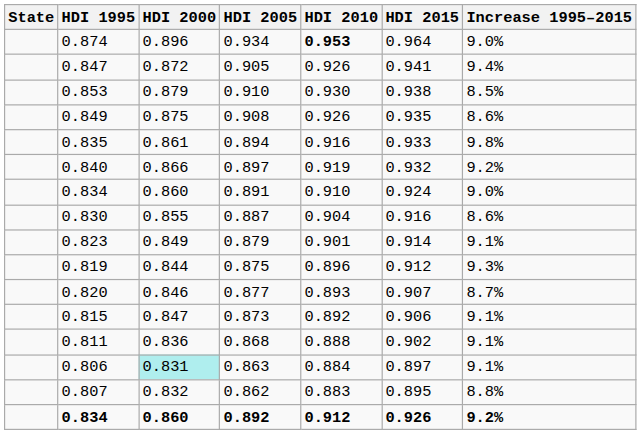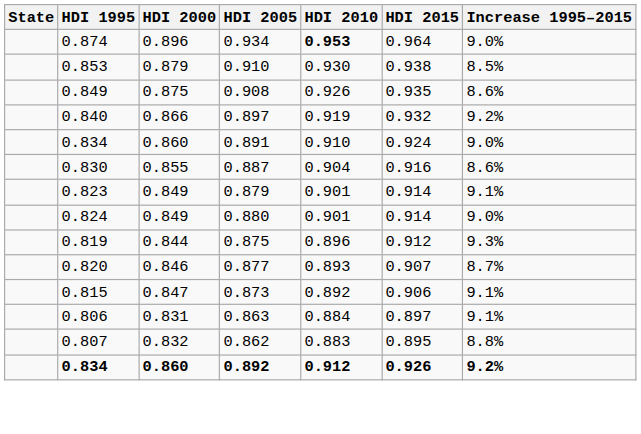- row: (247, 67)
- row: (247, 142)
+ row: (247, 217)
- row: (247, 342)
(166, 367) paleturquoise background -> (166, 317) no background
